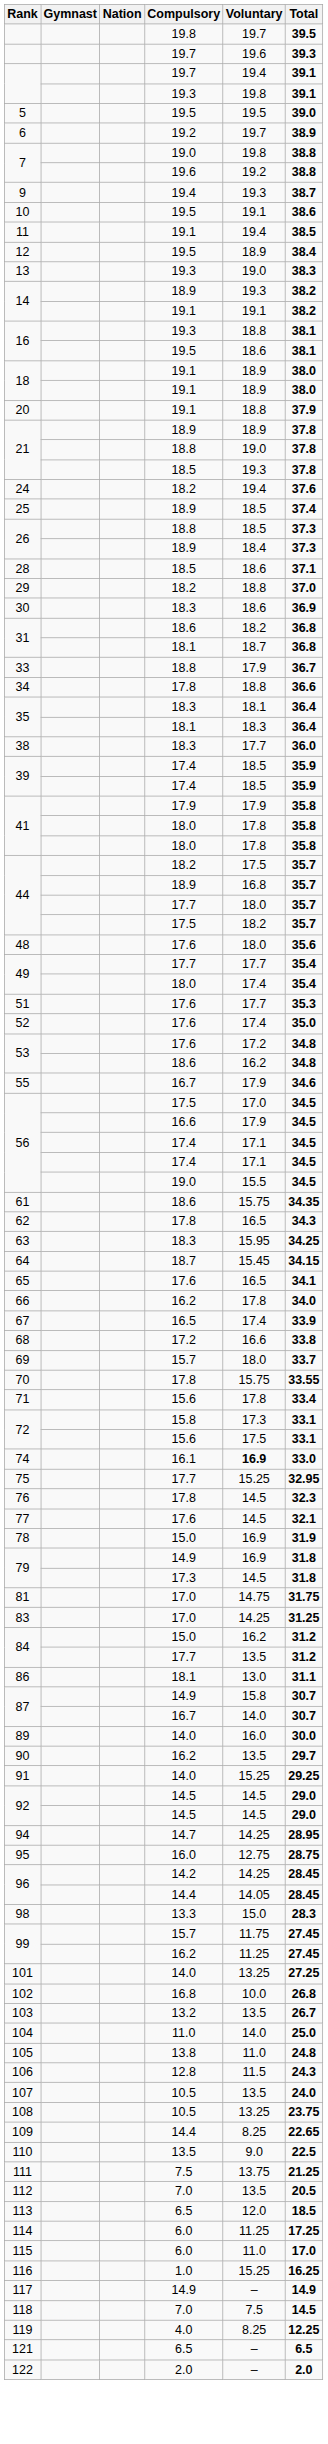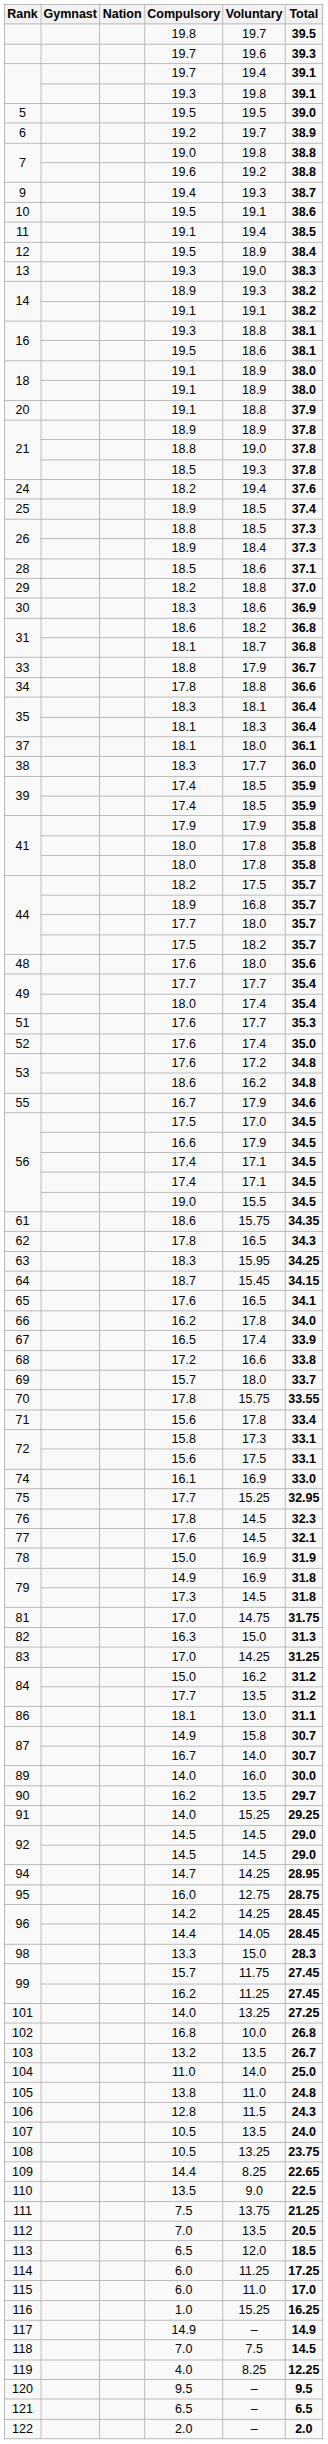+ row: (23, 746)
(254, 1459) bold -> (254, 1479) normal
+ row: (23, 1637)
+ row: (23, 2389)
